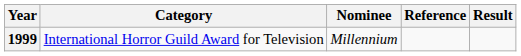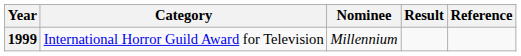columns swapped: (493, 16) <-> (435, 16)
